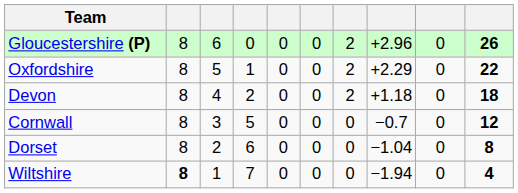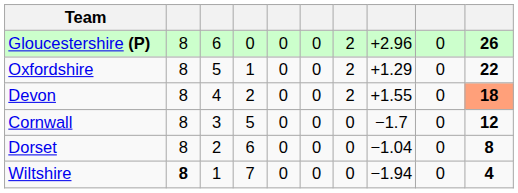(391, 69) +2.29 -> (391, 69) +1.29
(391, 95) +1.18 -> (391, 95) +1.55
(489, 95) no background -> (489, 95) lightsalmon background
(391, 122) −0.7 -> (391, 122) −1.7
